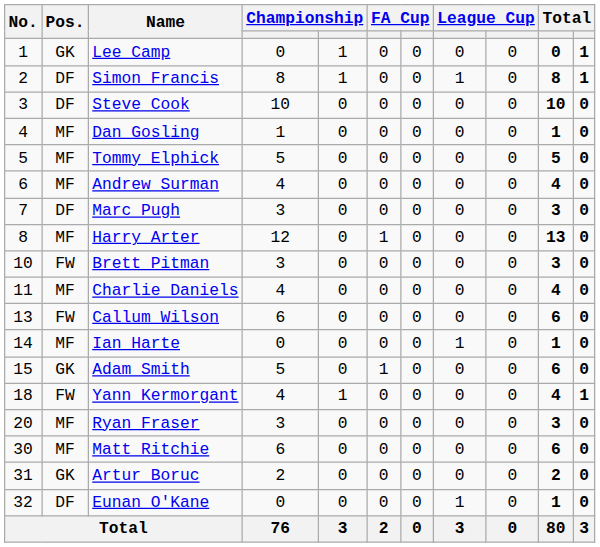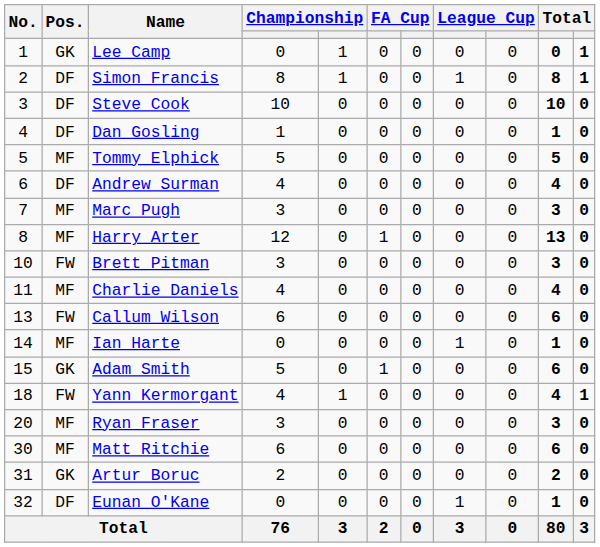(65, 132) MF -> (65, 132) DF
(65, 185) MF -> (65, 185) DF
(65, 211) DF -> (65, 211) MF
